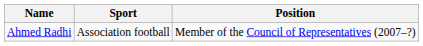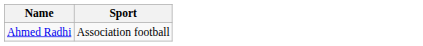- column: (295, 13)
